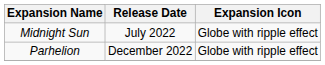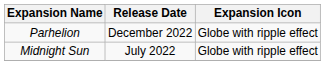rows swapped: (55, 32) <-> (55, 51)
